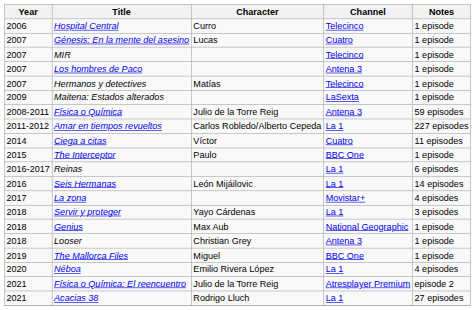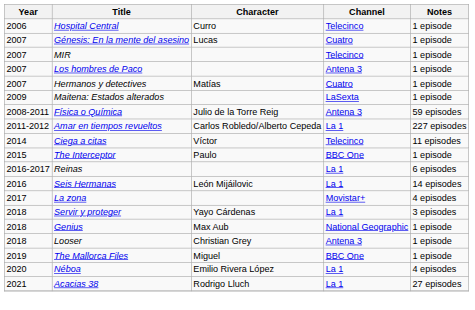(345, 84) Telecinco -> (339, 84) Cuatro
(339, 141) Cuatro -> (345, 141) Telecinco
- row: (120, 284)
